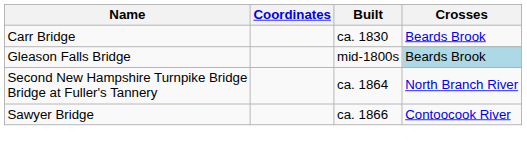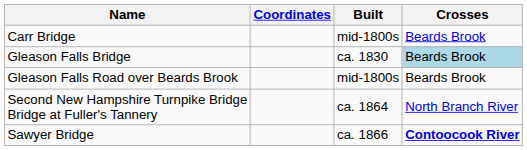(363, 36) ca. 1830 -> (368, 36) mid-1800s
(368, 57) mid-1800s -> (363, 57) ca. 1830
+ row: (123, 78)
(458, 114) normal -> (462, 135) bold
